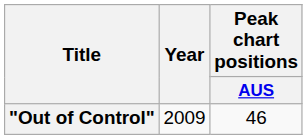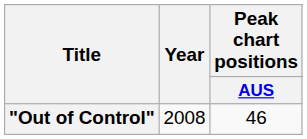(184, 118) 2009 -> (184, 118) 2008
